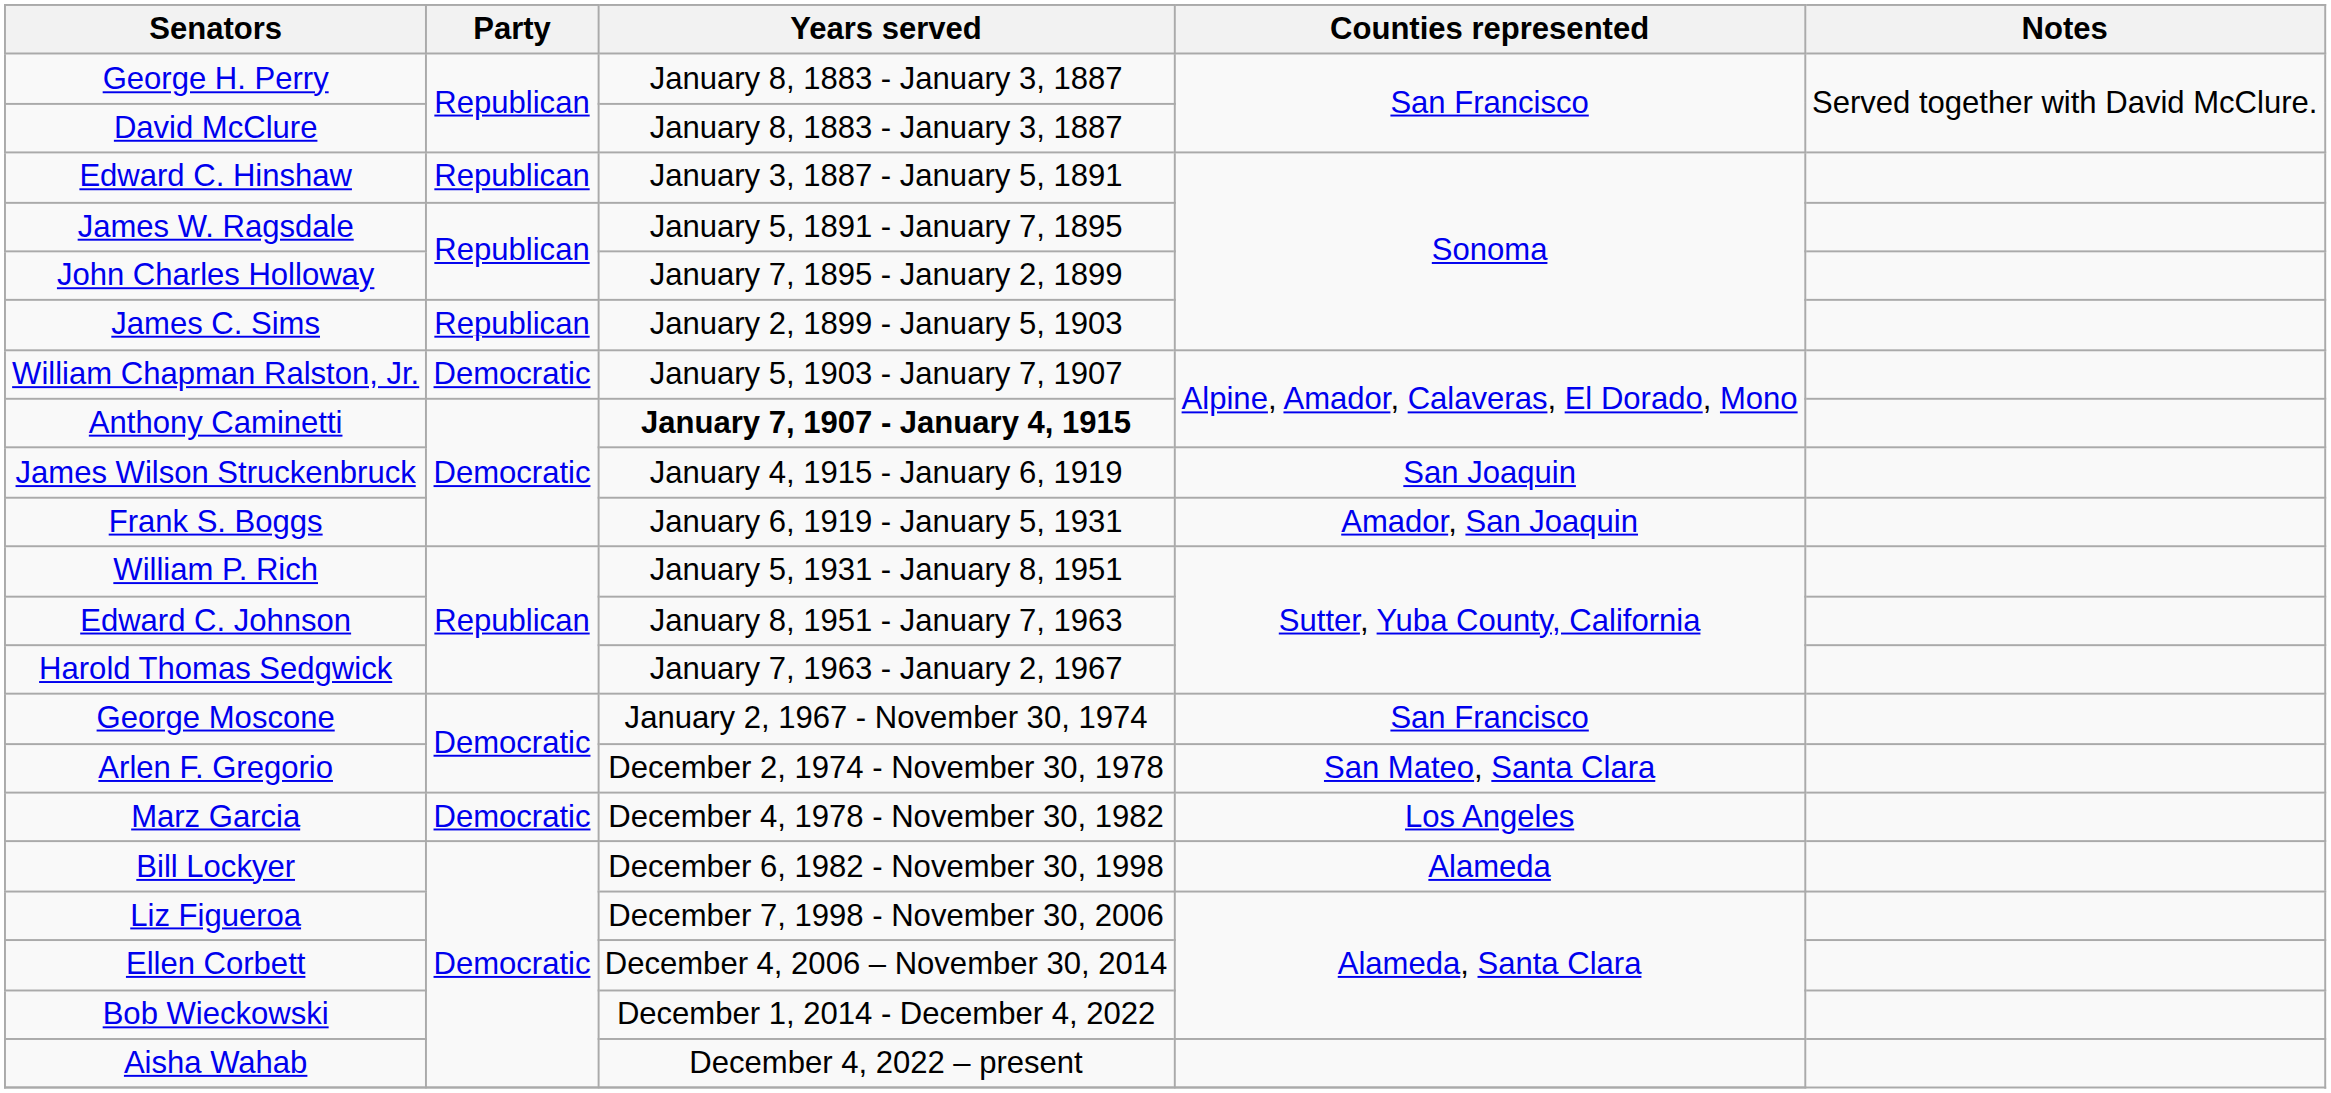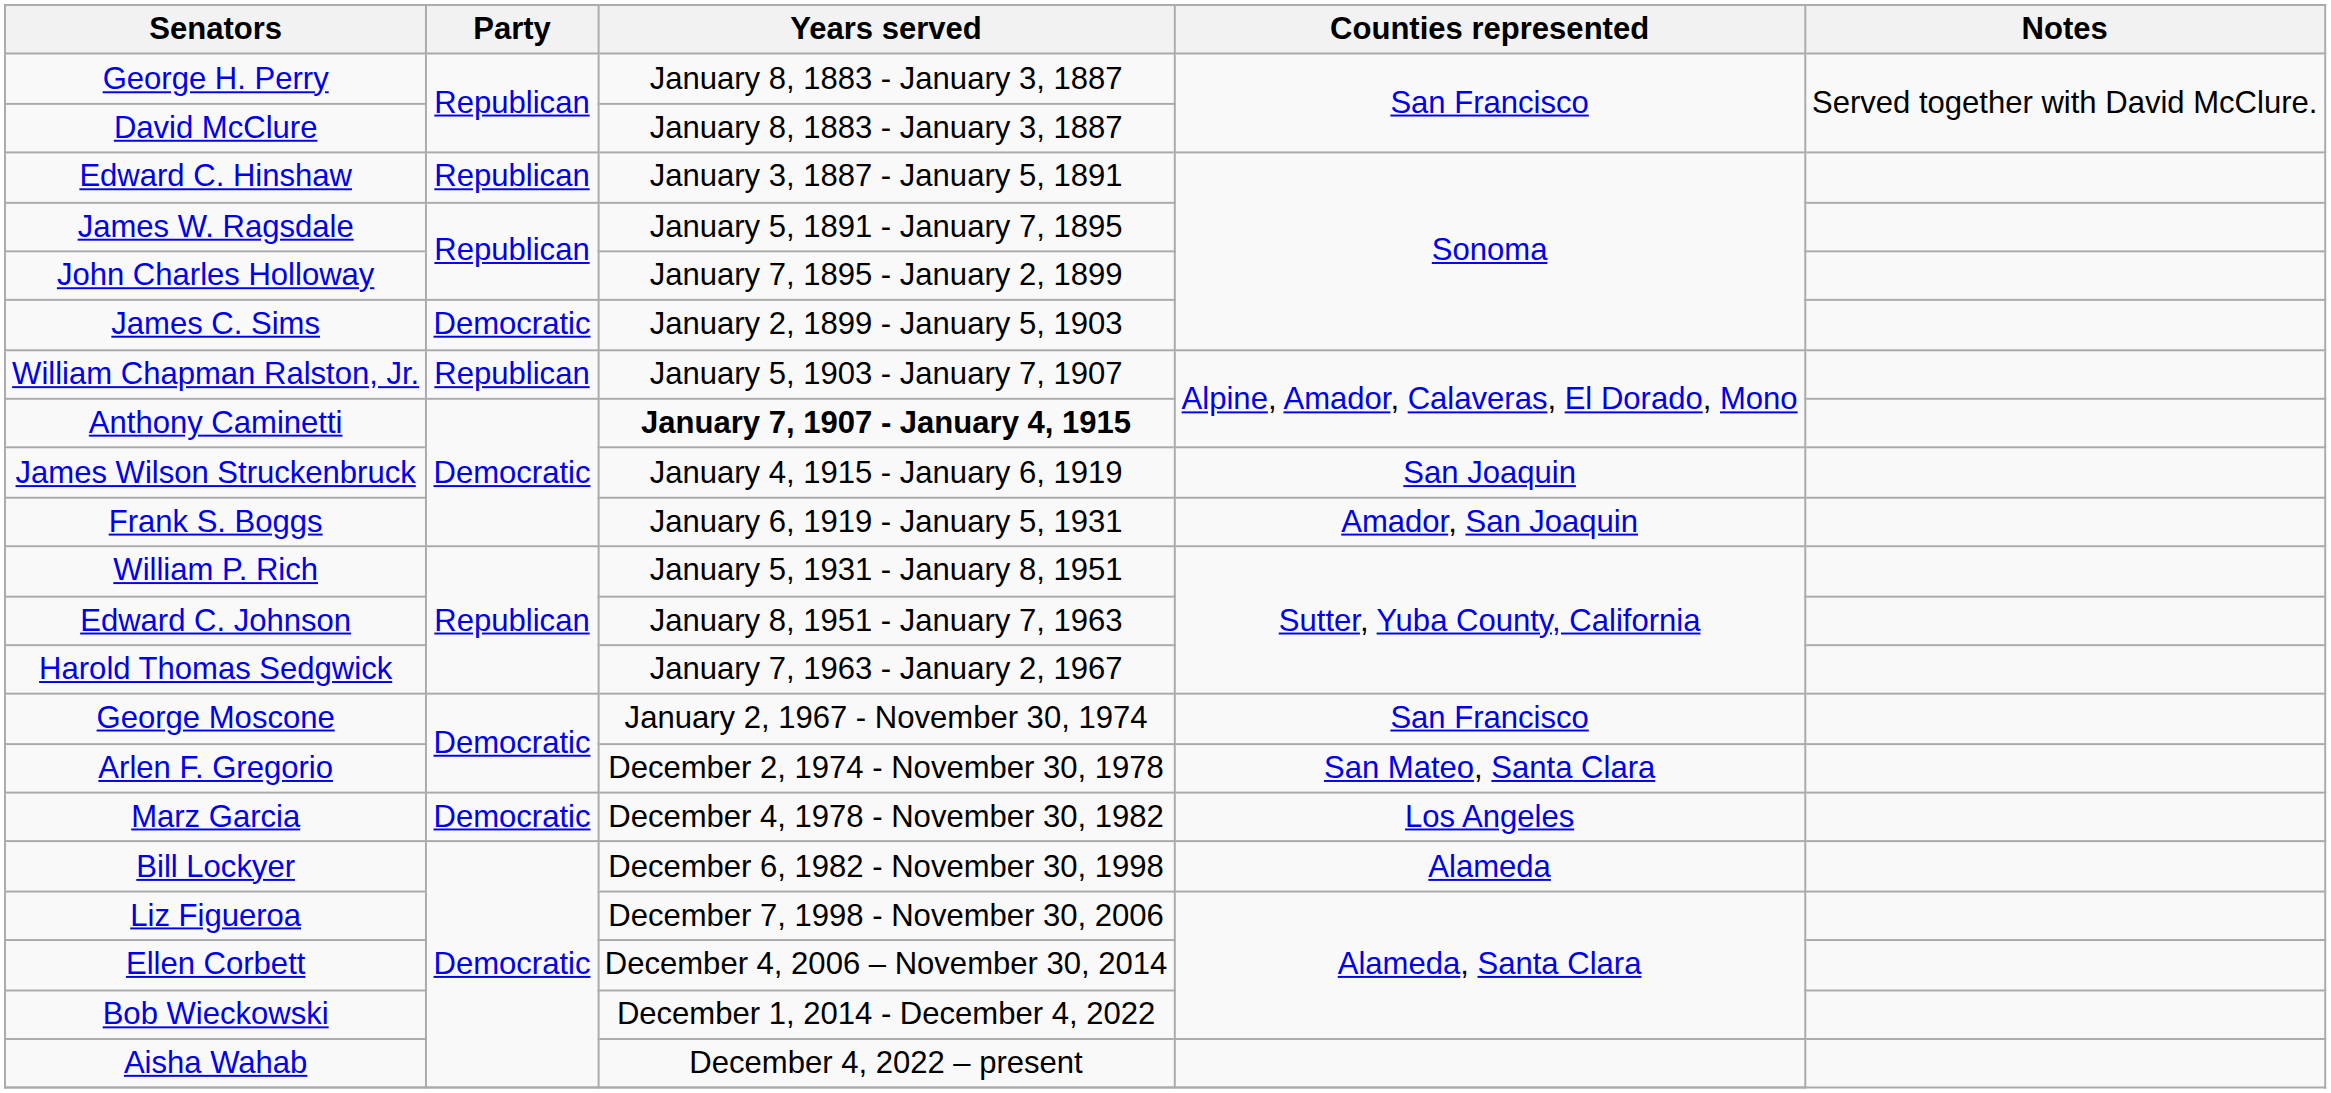(512, 324) Republican -> (512, 324) Democratic
(512, 373) Democratic -> (512, 373) Republican
